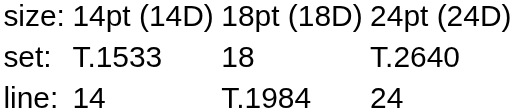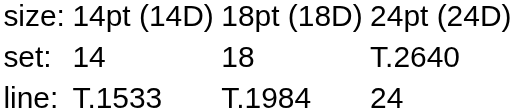(117, 57) T.1533 -> (89, 57) 14
(89, 98) 14 -> (117, 98) T.1533
